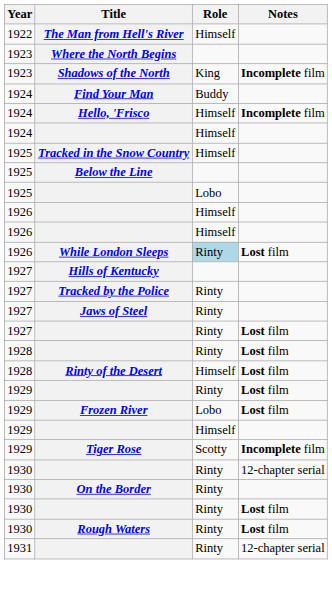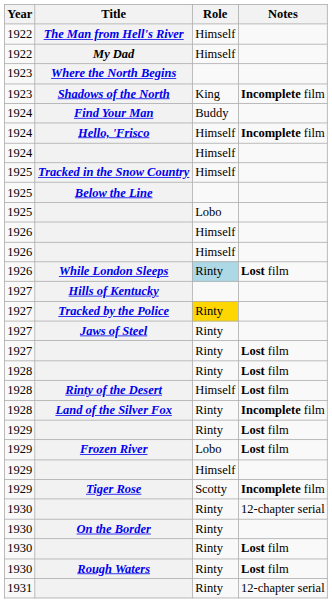+ row: (20, 53)
(209, 291) no background -> (209, 311) gold background
+ row: (20, 410)
